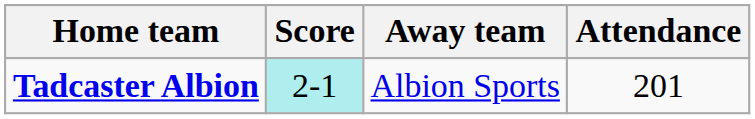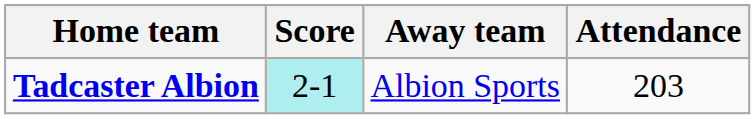(658, 85) 201 -> (658, 85) 203
